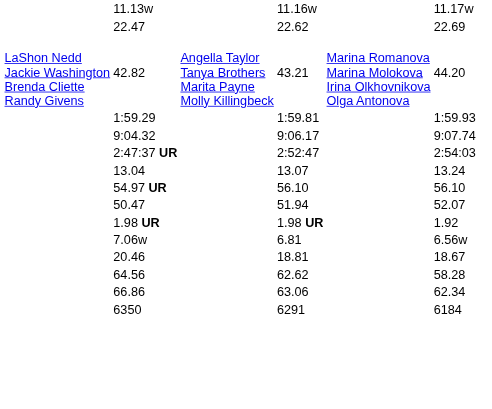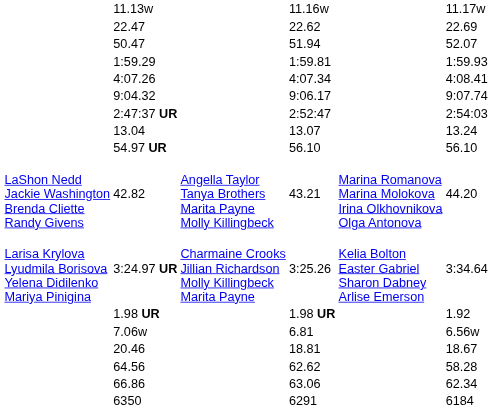rows swapped: (129, 205) <-> (129, 72)
+ row: (134, 79)
+ row: (145, 268)
